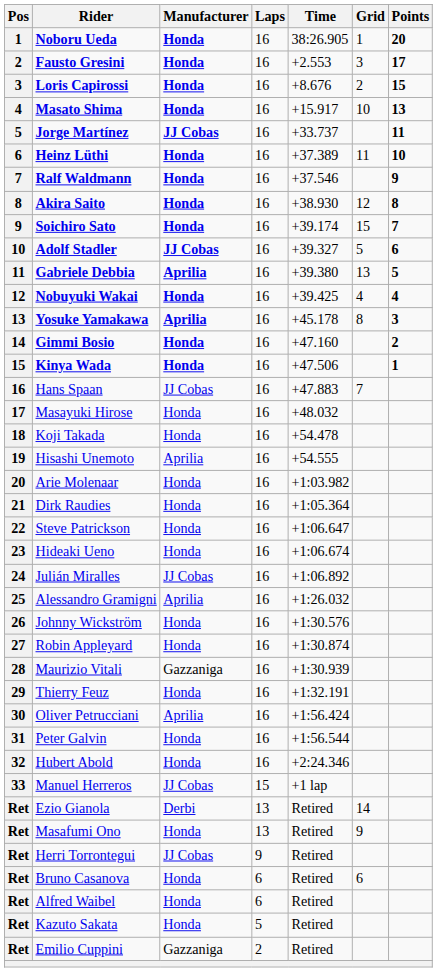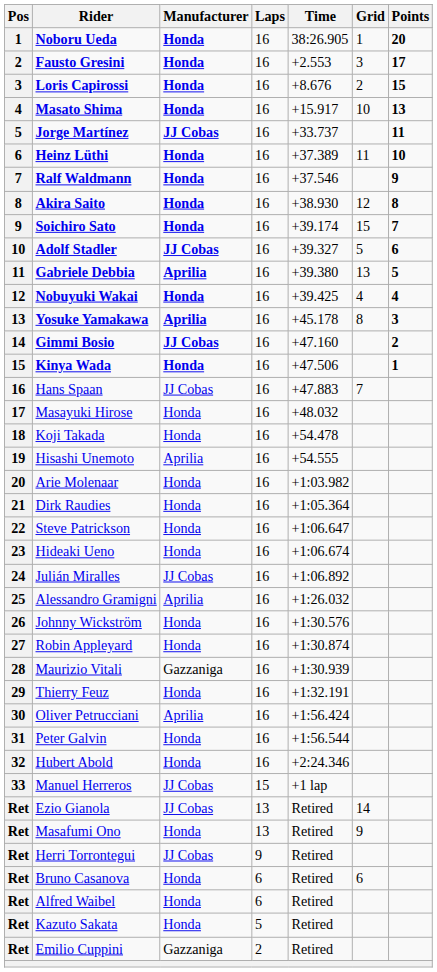(184, 342) Honda -> (191, 342) JJ Cobas
(179, 808) Derbi -> (188, 808) JJ Cobas
